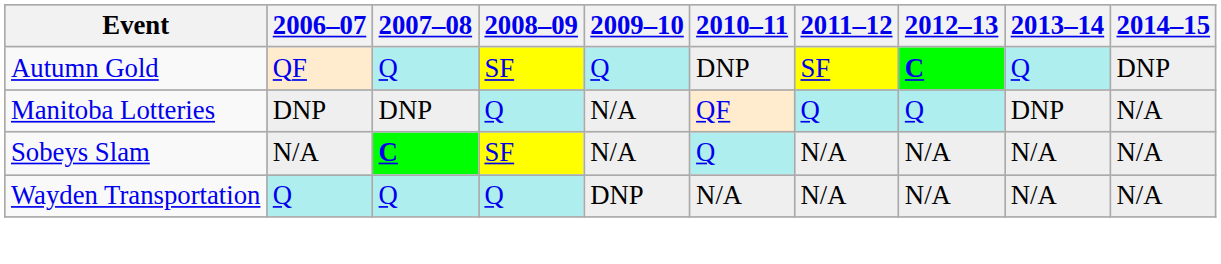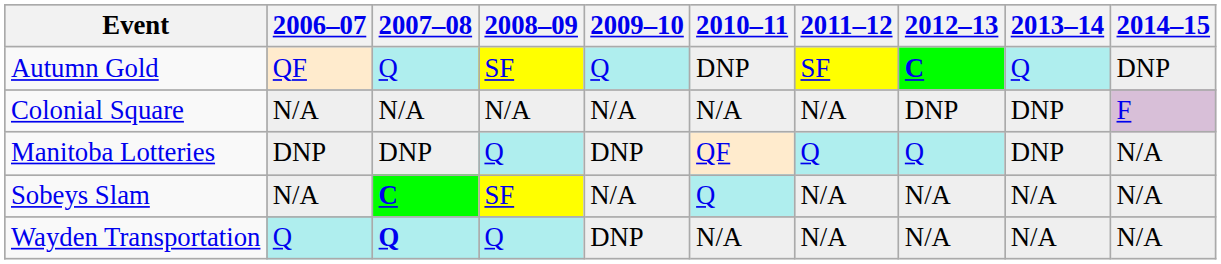+ row: (97, 110)
(613, 110) N/A -> (617, 152) DNP
(388, 195) normal -> (389, 237) bold
